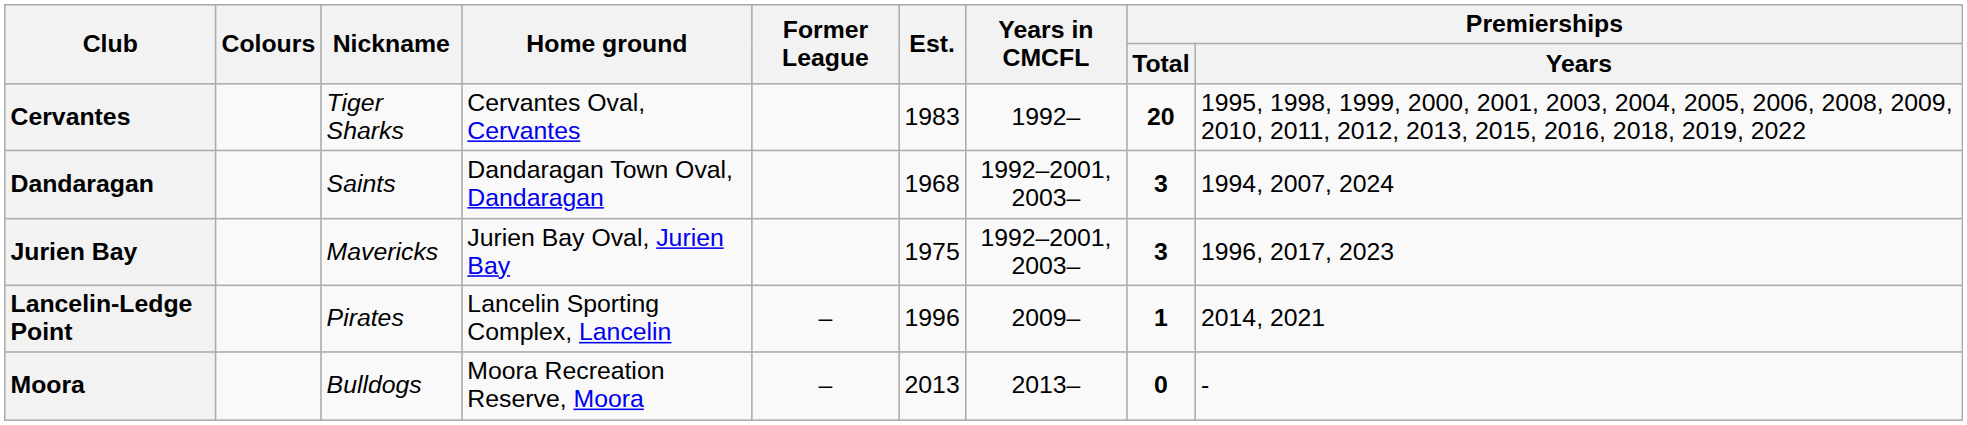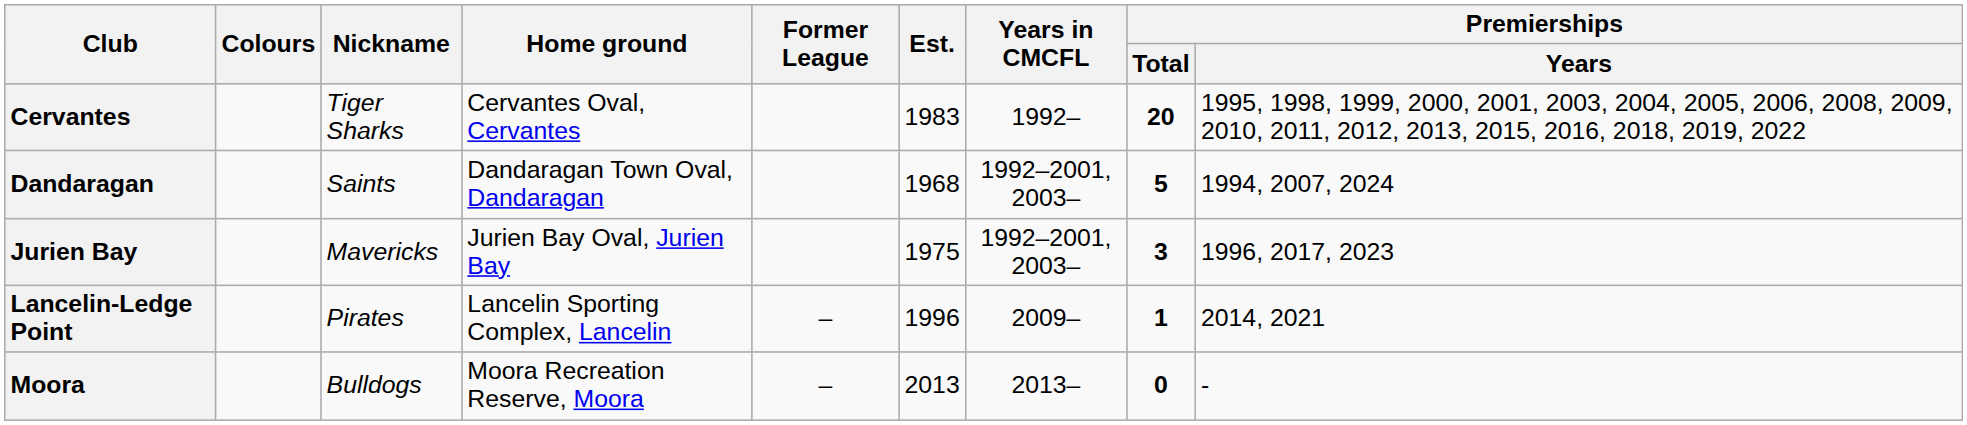(1161, 184) 3 -> (1161, 184) 5
